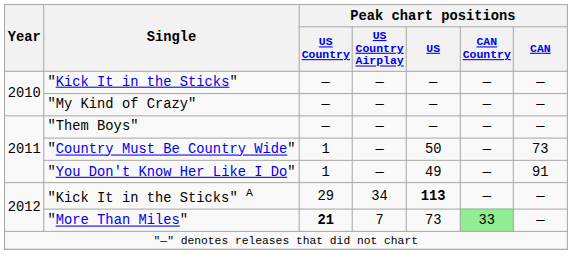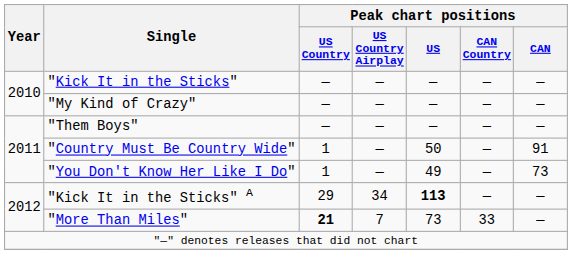(540, 149) 73 -> (540, 149) 91
(540, 172) 91 -> (540, 172) 73
(487, 220) lightgreen background -> (487, 220) no background
